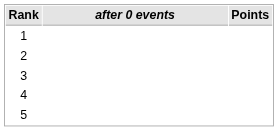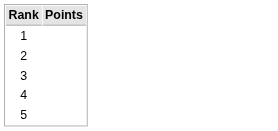- column: (135, 15)
